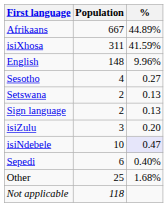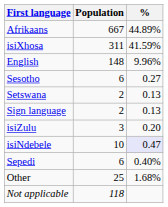(121, 78) 4 -> (121, 78) 6
